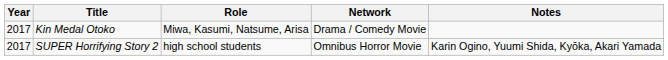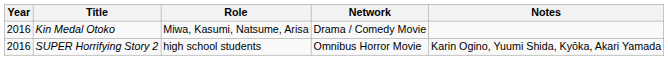(19, 30) 2017 -> (19, 30) 2016
(19, 47) 2017 -> (19, 47) 2016
